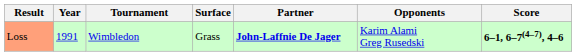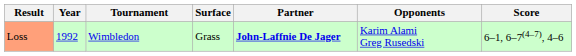(67, 36) 1991 -> (67, 36) 1992
(524, 36) bold -> (524, 36) normal
